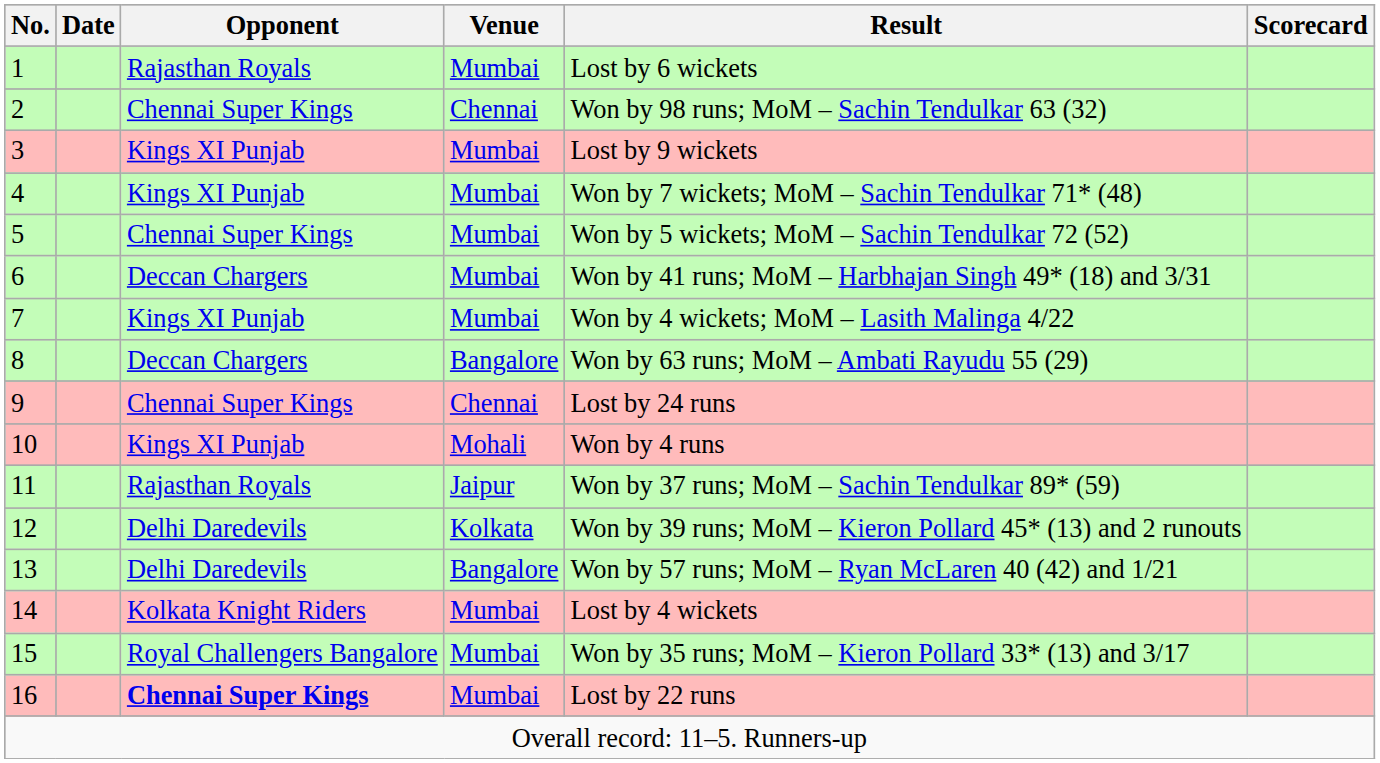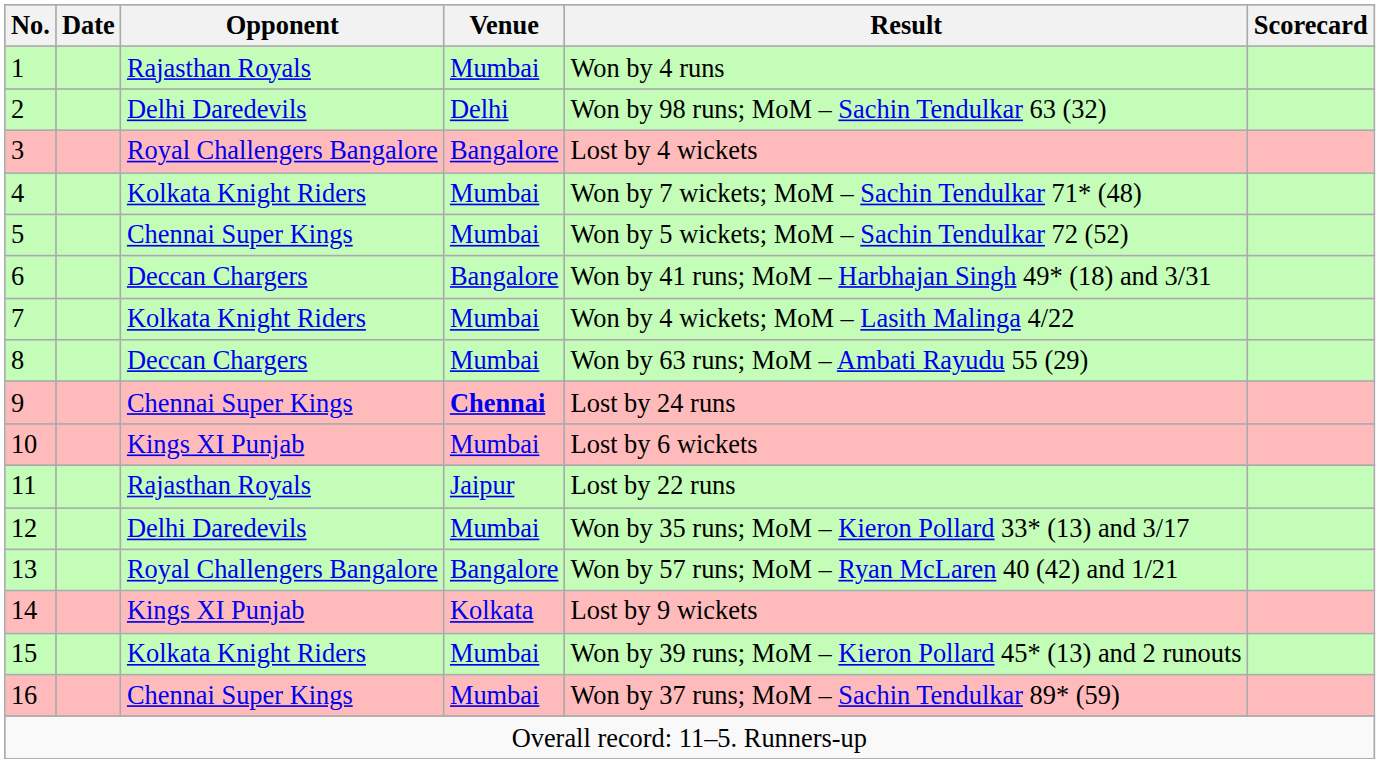(664, 67) Lost by 6 wickets -> (648, 67) Won by 4 runs
(240, 109) Chennai Super Kings -> (217, 109) Delhi Daredevils
(494, 109) Chennai -> (479, 109) Delhi
(216, 151) Kings XI Punjab -> (282, 151) Royal Challengers Bangalore
(495, 151) Mumbai -> (504, 151) Bangalore
(664, 151) Lost by 9 wickets -> (664, 151) Lost by 4 wickets
(216, 192) Kings XI Punjab -> (246, 192) Kolkata Knight Riders
(495, 276) Mumbai -> (504, 276) Bangalore
(216, 318) Kings XI Punjab -> (246, 318) Kolkata Knight Riders
(504, 360) Bangalore -> (495, 360) Mumbai
(494, 402) normal -> (498, 402) bold
(488, 444) Mohali -> (495, 444) Mumbai
(648, 444) Won by 4 runs -> (664, 444) Lost by 6 wickets
(845, 485) Won by 37 runs; MoM – Sachin Tendulkar 89* (59) -> (653, 485) Lost by 22 runs
(492, 527) Kolkata -> (495, 527) Mumbai
(906, 527) Won by 39 runs; MoM – Kieron Pollard 45* (13) and 2 runouts -> (880, 527) Won by 35 runs; MoM – Kieron Pollard 33* (13) and 3/17
(217, 569) Delhi Daredevils -> (282, 569) Royal Challengers Bangalore
(246, 611) Kolkata Knight Riders -> (216, 611) Kings XI Punjab
(495, 611) Mumbai -> (492, 611) Kolkata
(664, 611) Lost by 4 wickets -> (664, 611) Lost by 9 wickets
(282, 653) Royal Challengers Bangalore -> (246, 653) Kolkata Knight Riders
(880, 653) Won by 35 runs; MoM – Kieron Pollard 33* (13) and 3/17 -> (906, 653) Won by 39 runs; MoM – Kieron Pollard 45* (13) and 2 runouts
(248, 695) bold -> (240, 695) normal
(653, 695) Lost by 22 runs -> (845, 695) Won by 37 runs; MoM – Sachin Tendulkar 89* (59)
